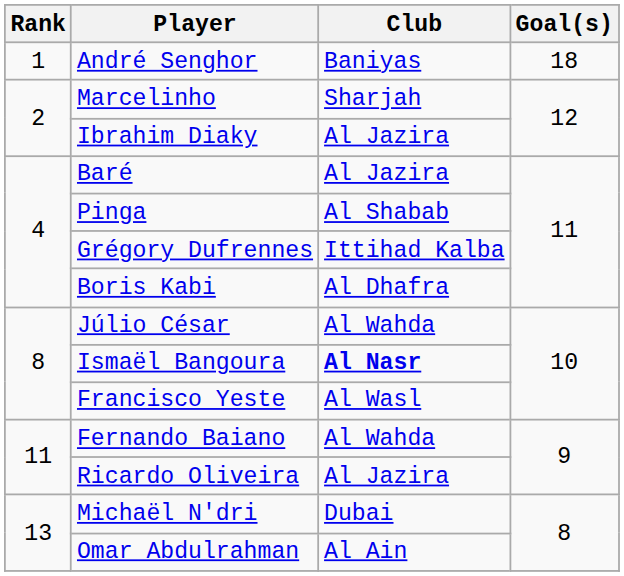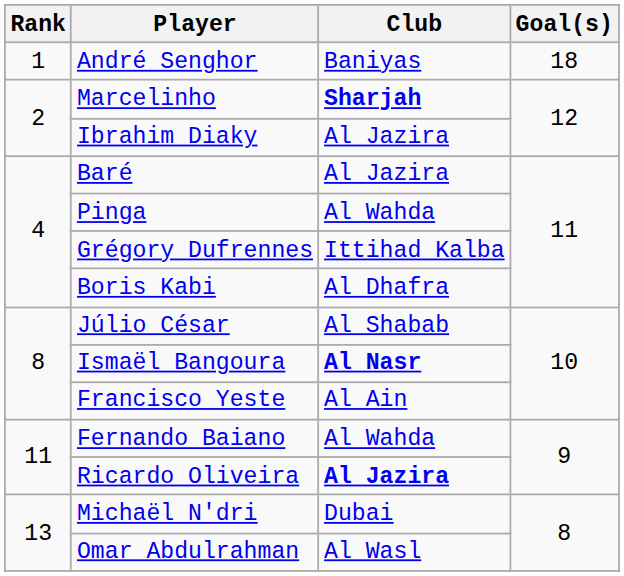(373, 99) normal -> (373, 99) bold
(387, 212) Al Shabab -> (380, 212) Al Wahda
(380, 325) Al Wahda -> (387, 325) Al Shabab
(373, 401) Al Wasl -> (366, 401) Al Ain
(387, 476) normal -> (387, 476) bold
(366, 552) Al Ain -> (373, 552) Al Wasl
